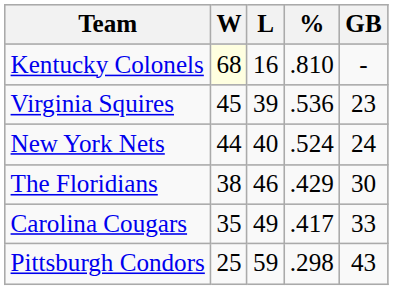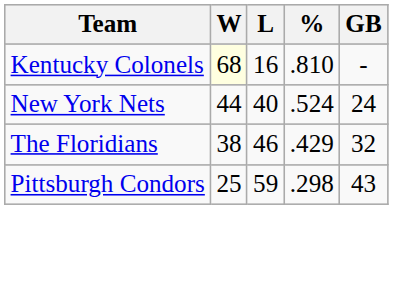- row: (92, 104)
(364, 183) 30 -> (364, 143) 32
- row: (99, 223)
